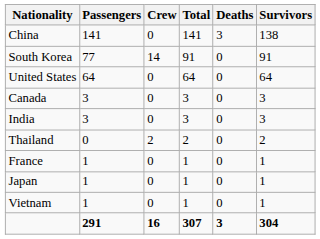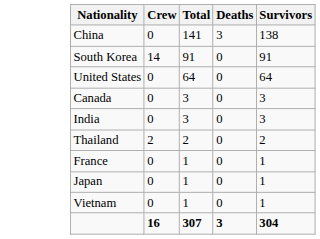- column: (112, 14)
